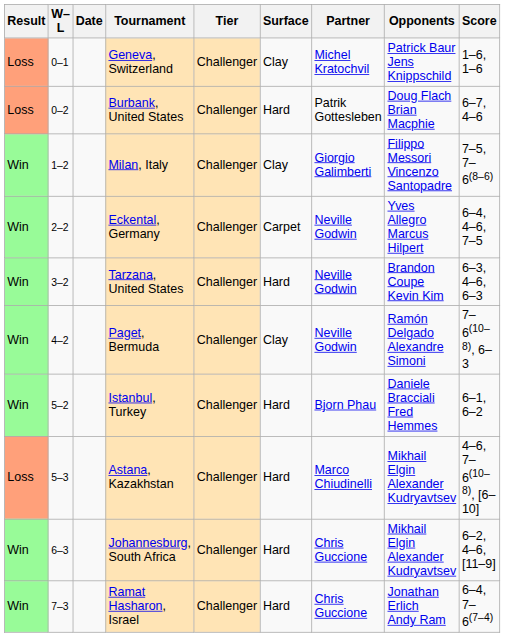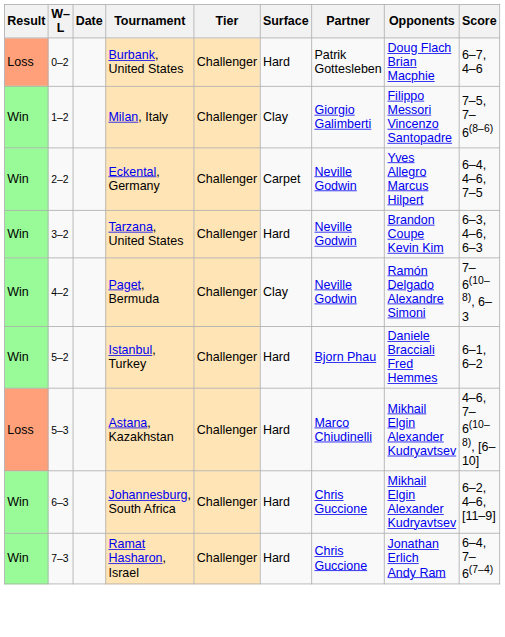- row: (141, 62)
